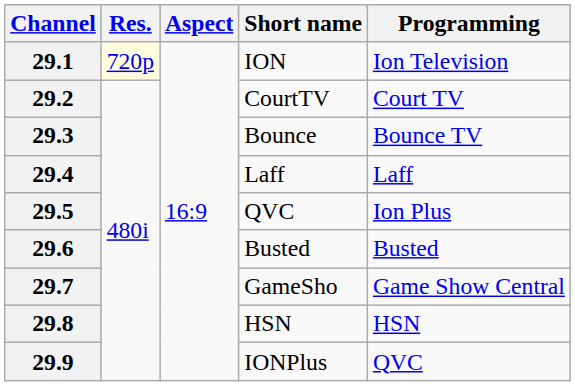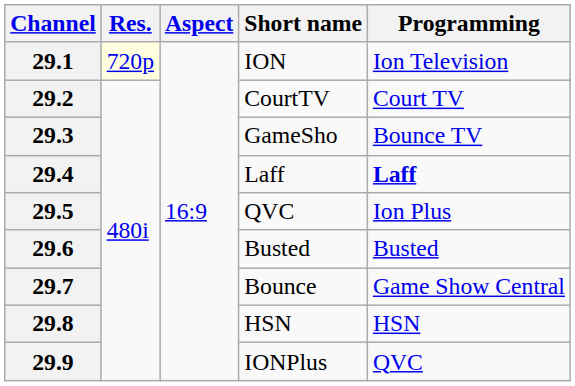(280, 135) Bounce -> (291, 135) GameSho
(393, 173) normal -> (395, 173) bold
(291, 286) GameSho -> (280, 286) Bounce
